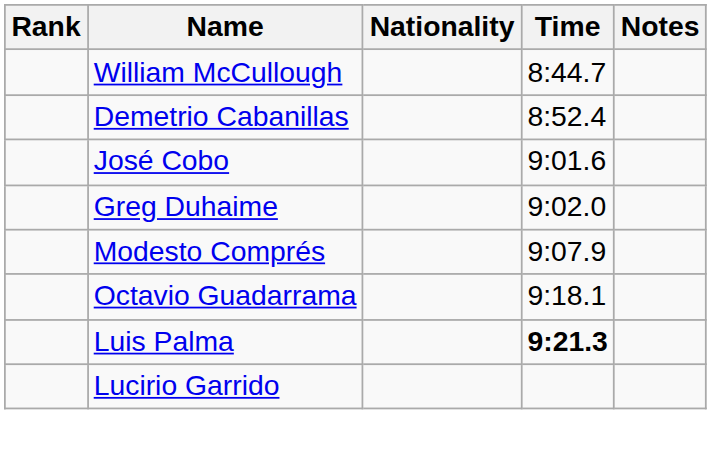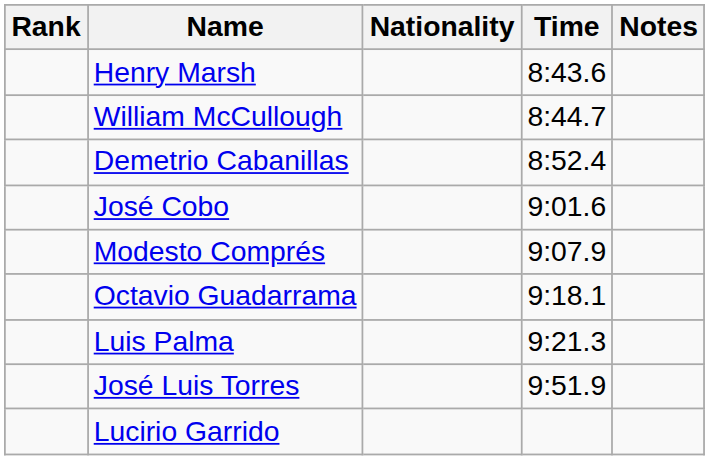+ row: (175, 71)
- row: (186, 206)
(568, 341) bold -> (567, 341) normal
+ row: (197, 386)
